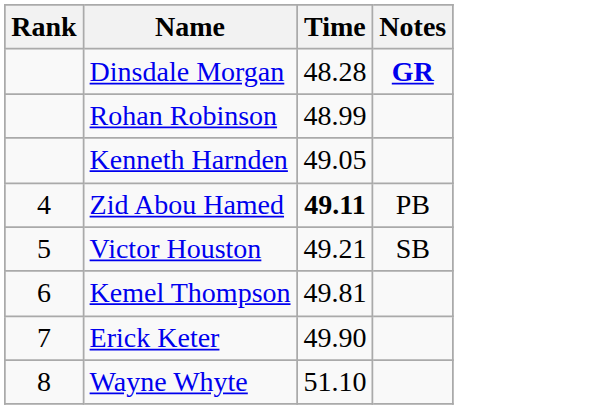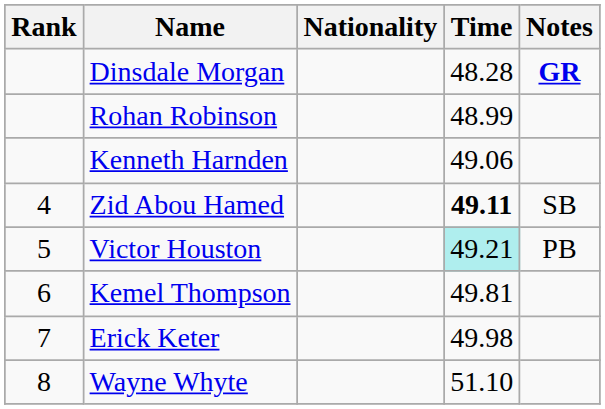+ column: (370, 26)
(335, 159) 49.05 -> (482, 159) 49.06
(413, 204) PB -> (559, 204) SB
(335, 248) no background -> (482, 248) paleturquoise background
(413, 248) SB -> (559, 248) PB
(335, 337) 49.90 -> (482, 337) 49.98
